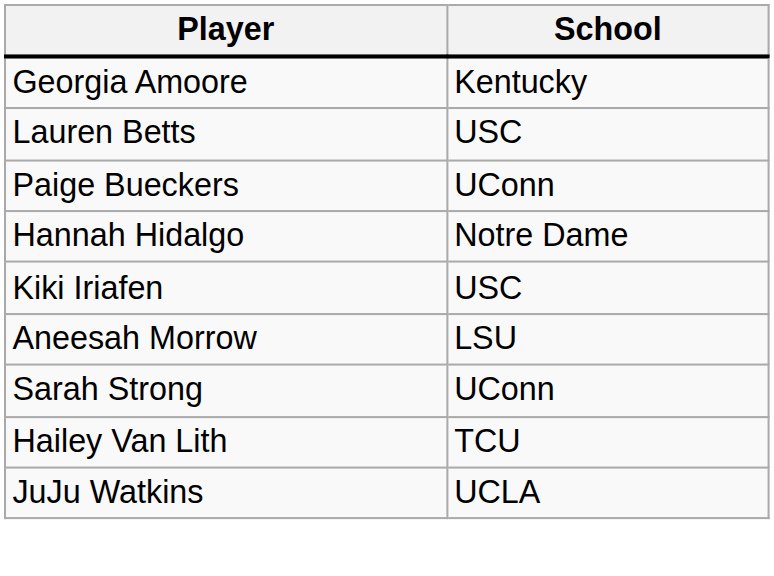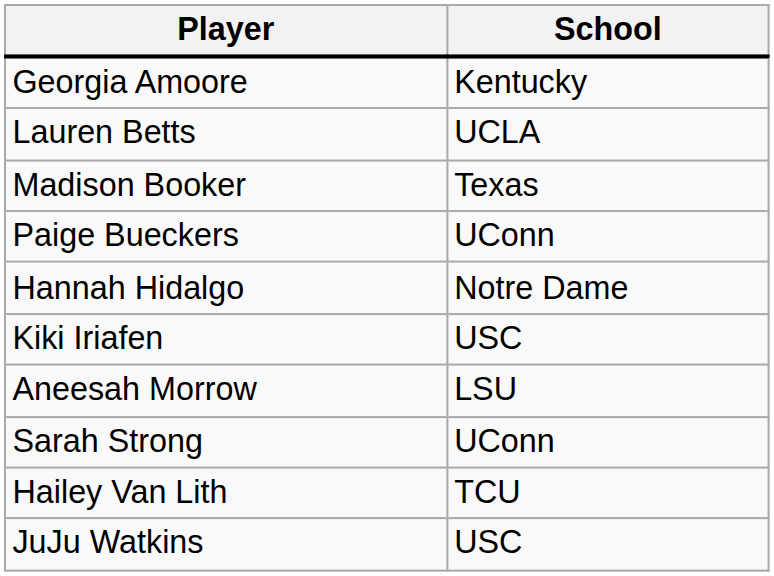(488, 133) USC -> (497, 133) UCLA
+ row: (129, 184)
(497, 492) UCLA -> (488, 543) USC
